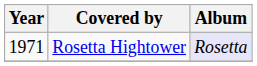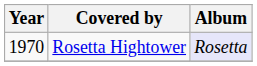(26, 46) 1971 -> (26, 46) 1970
